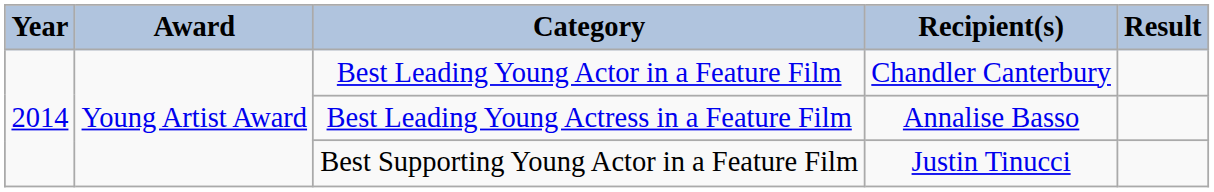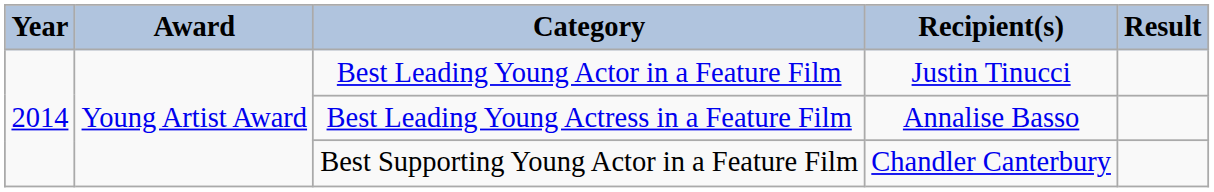(991, 72) Chandler Canterbury -> (991, 72) Justin Tinucci
(991, 162) Justin Tinucci -> (991, 162) Chandler Canterbury
